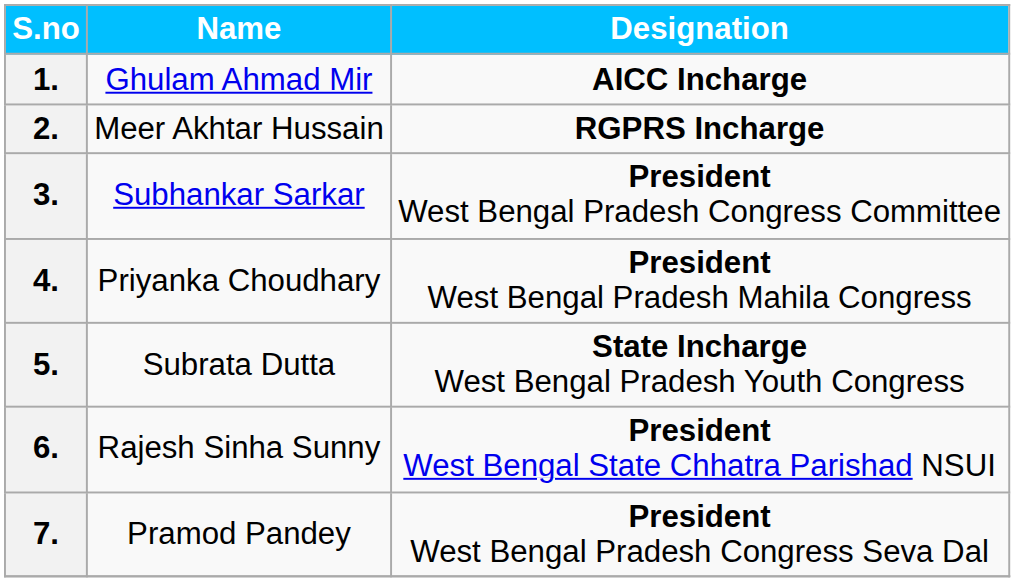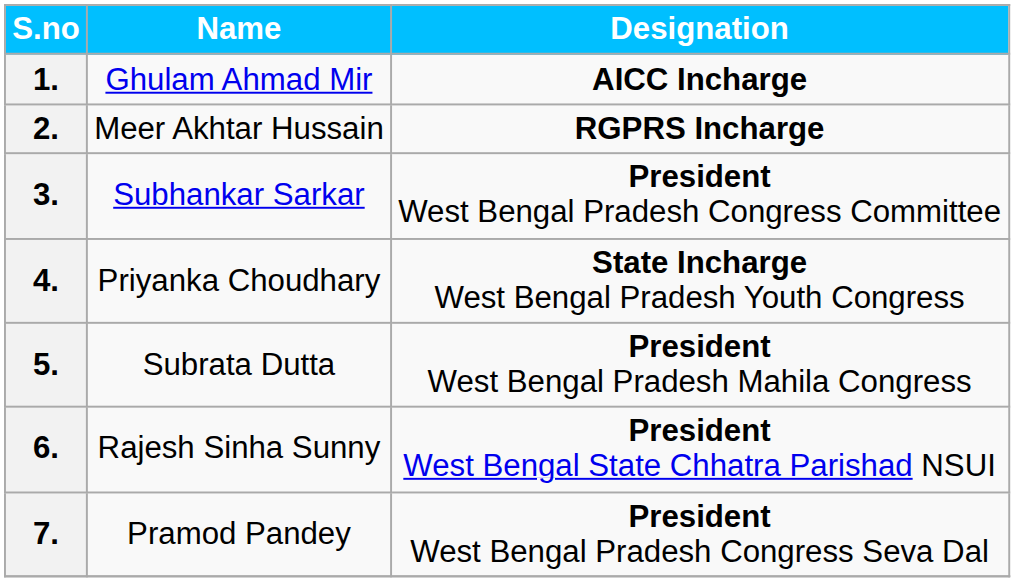(700, 279) President West Bengal Pradesh Mahila Congress -> (700, 279) State Incharge West Bengal Pradesh Youth Congress
(700, 364) State Incharge West Bengal Pradesh Youth Congress -> (700, 364) President West Bengal Pradesh Mahila Congress
